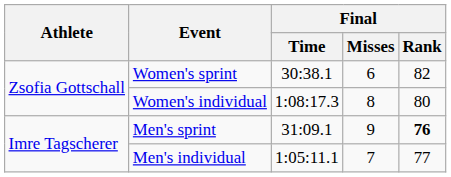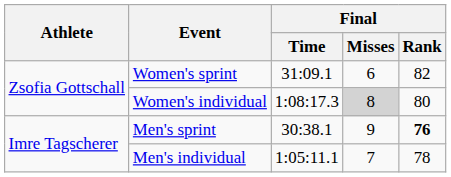(307, 74) 30:38.1 -> (307, 74) 31:09.1
(371, 102) no background -> (371, 102) lightgrey background
(307, 129) 31:09.1 -> (307, 129) 30:38.1
(422, 157) 77 -> (422, 157) 78
